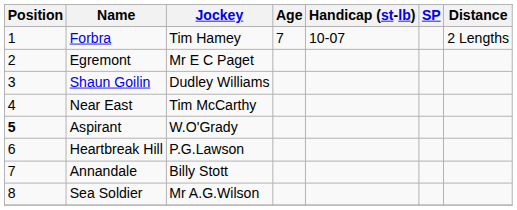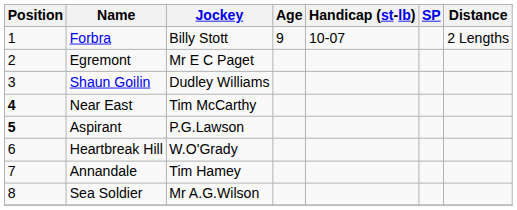(205, 37) Tim Hamey -> (199, 37) Billy Stott
(280, 37) 7 -> (280, 37) 9
(12, 104) normal -> (12, 104) bold
(204, 127) W.O'Grady -> (207, 127) P.G.Lawson
(207, 149) P.G.Lawson -> (204, 149) W.O'Grady
(199, 171) Billy Stott -> (205, 171) Tim Hamey
